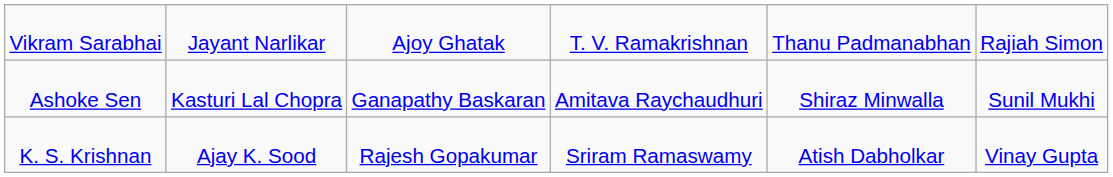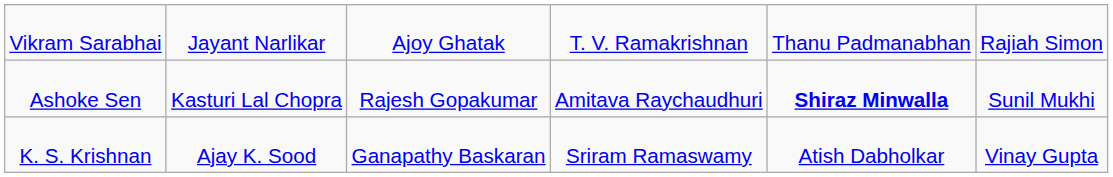(449, 100) Ganapathy Baskaran -> (449, 100) Rajesh Gopakumar
(871, 100) normal -> (871, 100) bold
(449, 155) Rajesh Gopakumar -> (449, 155) Ganapathy Baskaran
